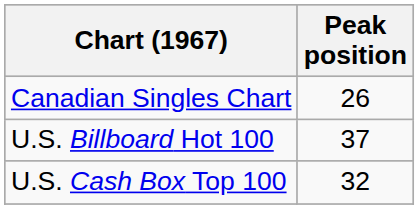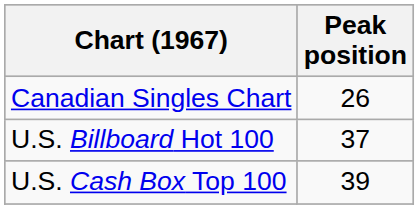(355, 181) 32 -> (355, 181) 39
